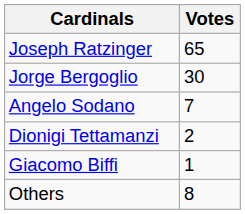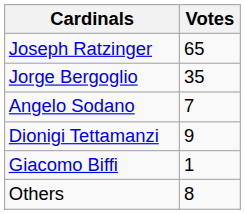(210, 78) 30 -> (210, 78) 35
(210, 136) 2 -> (210, 136) 9
